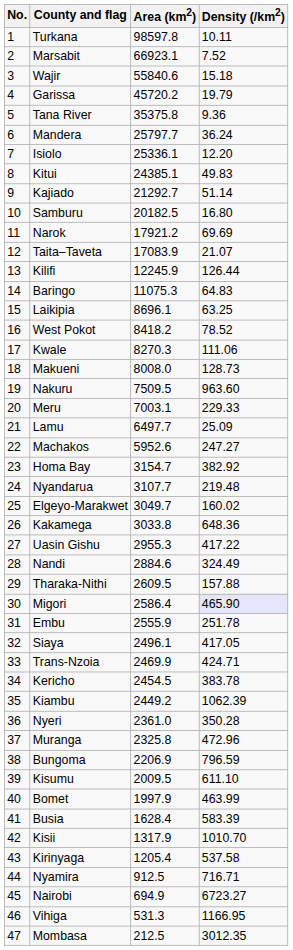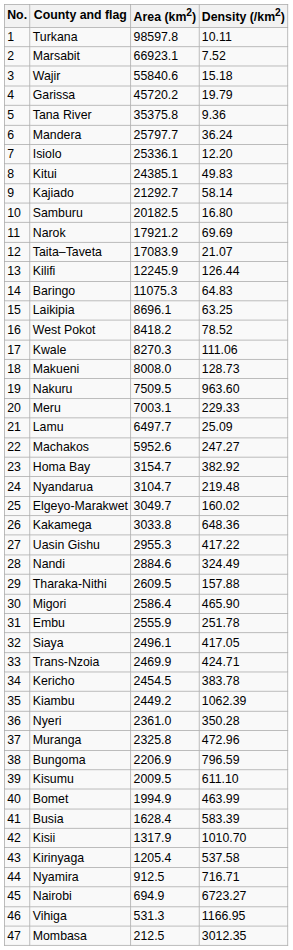(217, 193) 51.14 -> (217, 193) 58.14
(152, 486) 3107.7 -> (152, 486) 3104.7
(221, 603) lavender background -> (221, 603) no background
(152, 799) 1997.9 -> (152, 799) 1994.9
